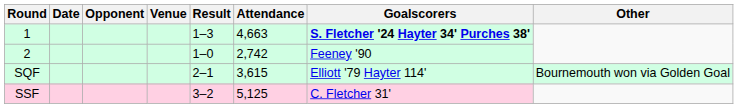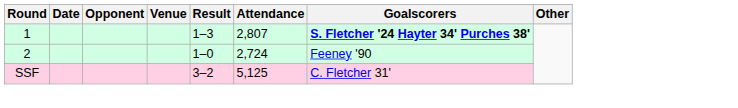(252, 34) 4,663 -> (252, 34) 2,807
(252, 53) 2,742 -> (252, 53) 2,724
- row: (27, 73)
